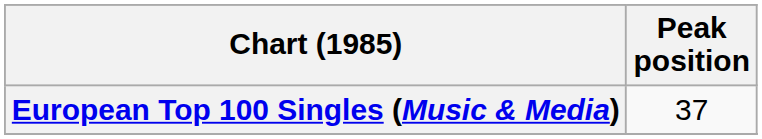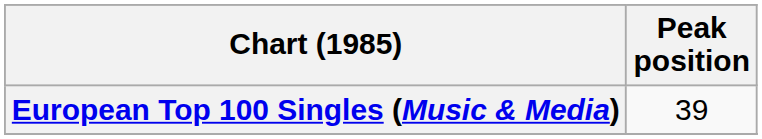(692, 109) 37 -> (692, 109) 39
